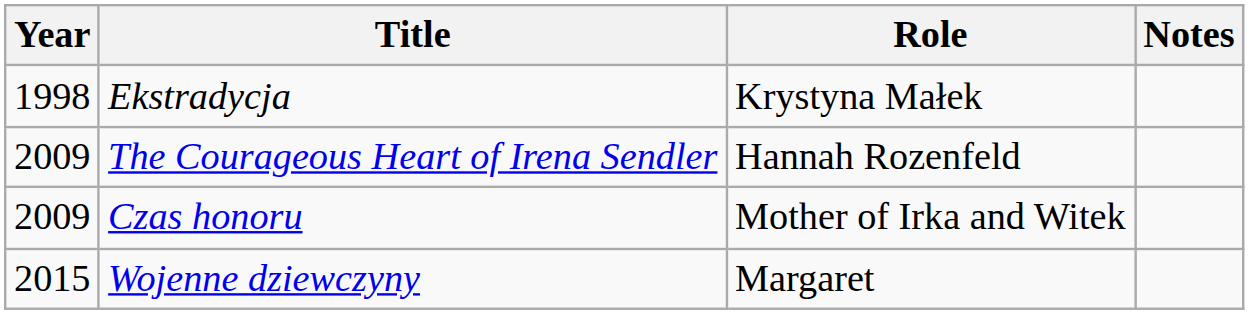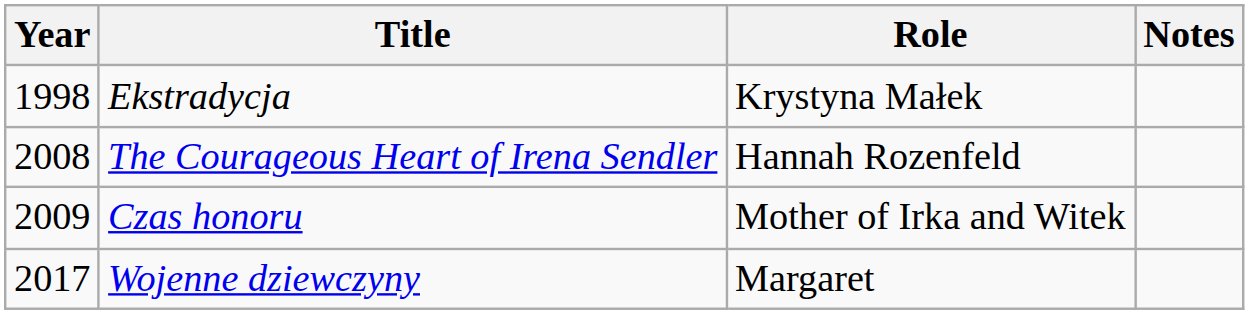(52, 156) 2009 -> (52, 156) 2008
(52, 277) 2015 -> (52, 277) 2017
